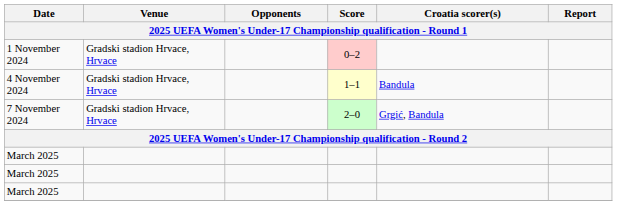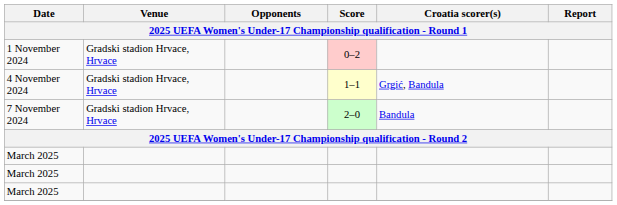(397, 84) Bandula -> (411, 84) Grgić, Bandula
(411, 115) Grgić, Bandula -> (397, 115) Bandula
